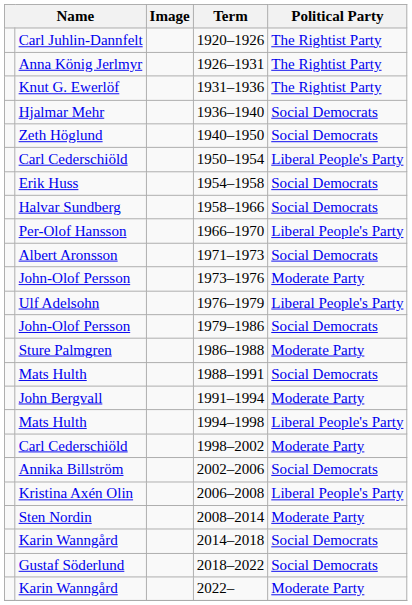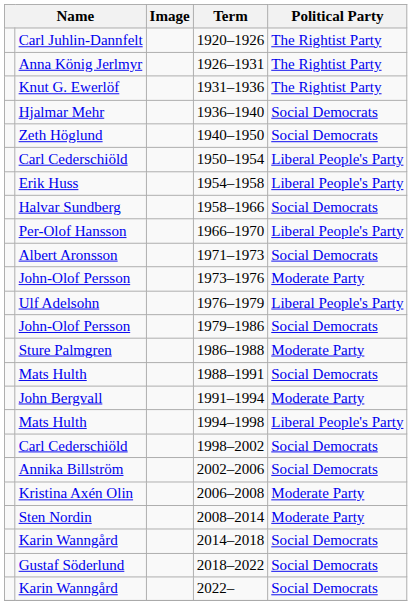(325, 183) Social Democrats -> (337, 183) Liberal People's Party
(318, 445) Moderate Party -> (325, 445) Social Democrats
(337, 493) Liberal People's Party -> (318, 493) Moderate Party
(318, 588) Moderate Party -> (325, 588) Social Democrats
